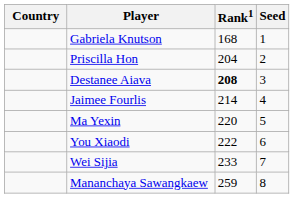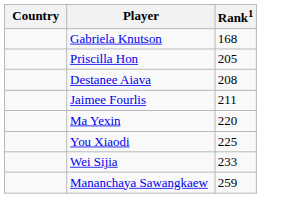- column: (272, 16)
(228, 59) 204 -> (228, 59) 205
(228, 79) bold -> (228, 79) normal
(228, 100) 214 -> (227, 100) 211
(228, 141) 222 -> (228, 141) 225
